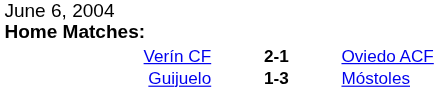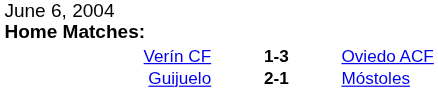(276, 56) 2-1 -> (276, 56) 1-3
(276, 78) 1-3 -> (276, 78) 2-1
